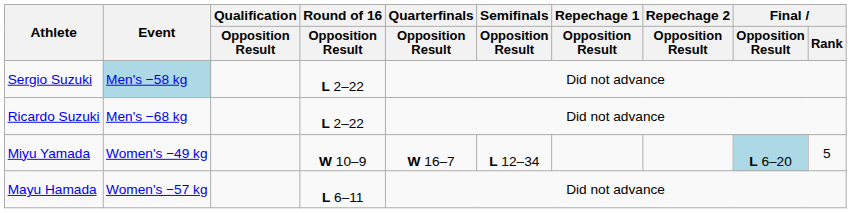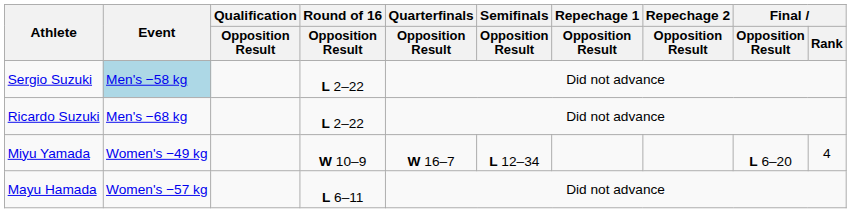(771, 161) lightblue background -> (771, 161) no background
(827, 153) 5 -> (827, 153) 4
